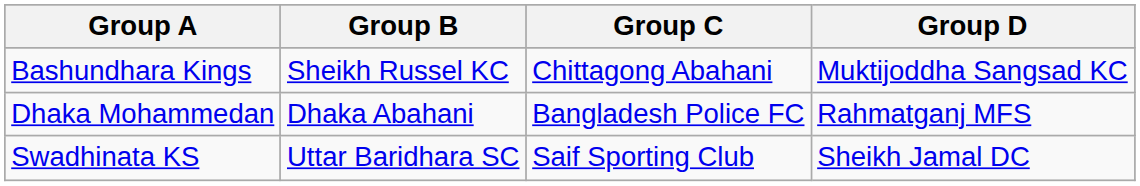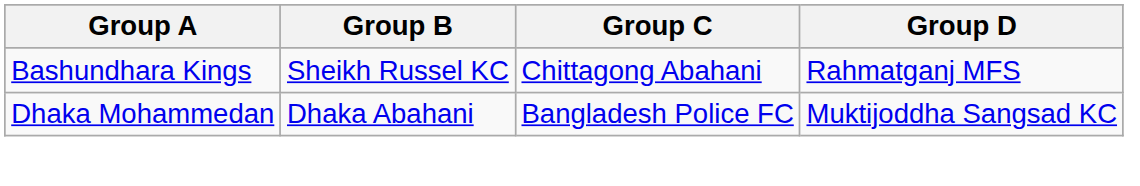(972, 69) Muktijoddha Sangsad KC -> (914, 69) Rahmatganj MFS
(924, 113) Rahmatganj MFS -> (962, 113) Muktijoddha Sangsad KC
- row: (105, 157)
